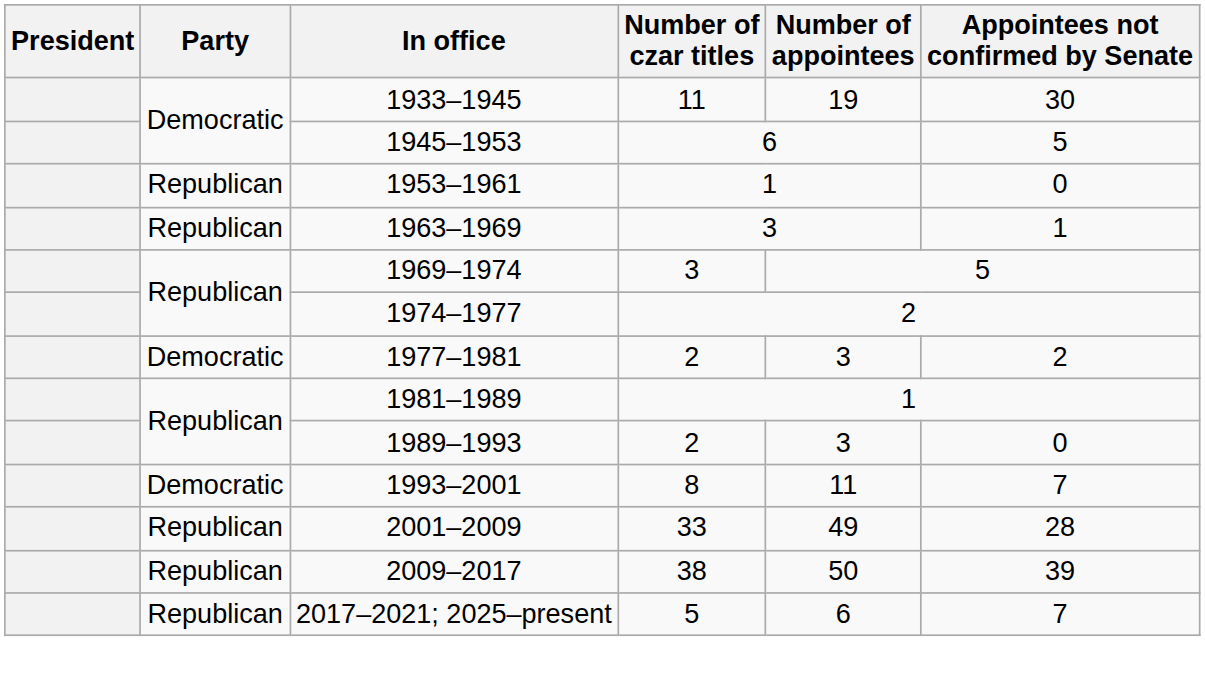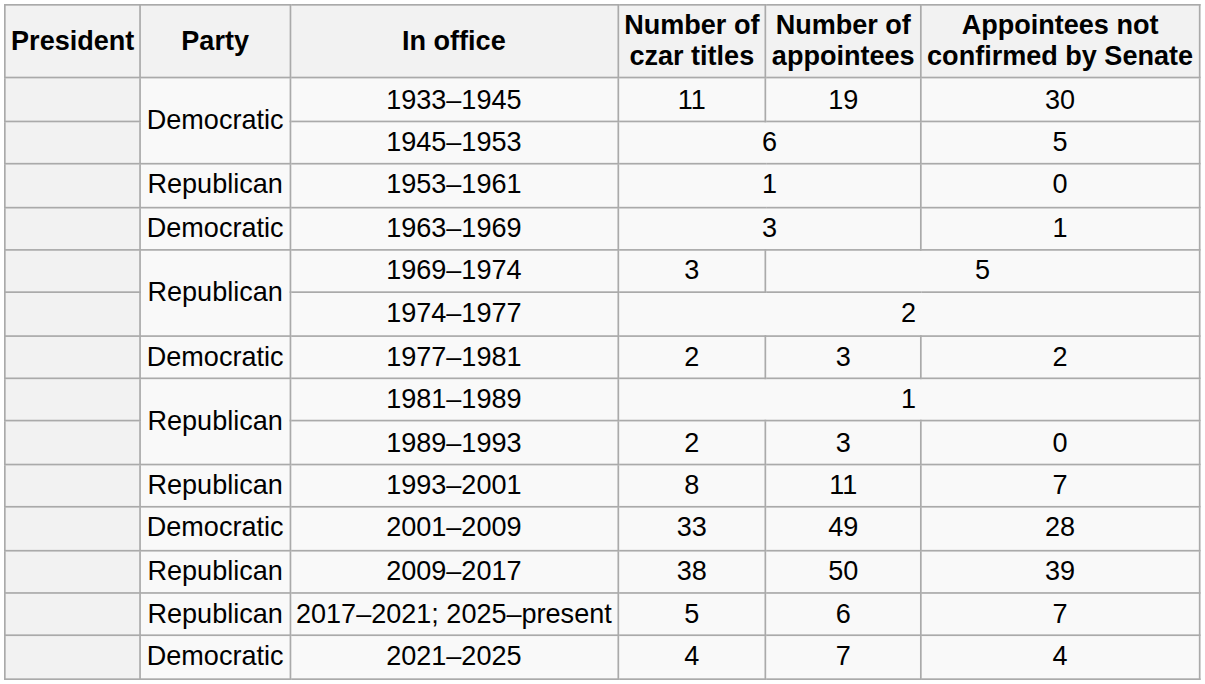(215, 227) Republican -> (215, 227) Democratic
(215, 485) Democratic -> (215, 485) Republican
(215, 528) Republican -> (215, 528) Democratic
+ row: (454, 656)
